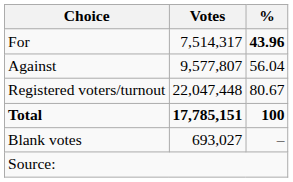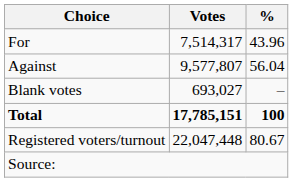(267, 41) bold -> (267, 41) normal
rows swapped: (45, 139) <-> (87, 90)
